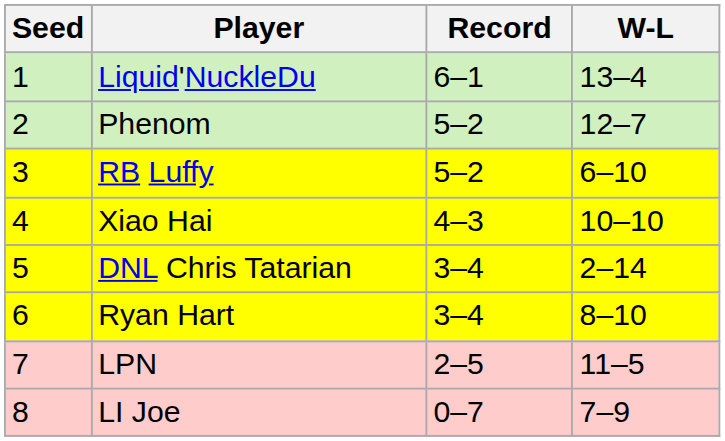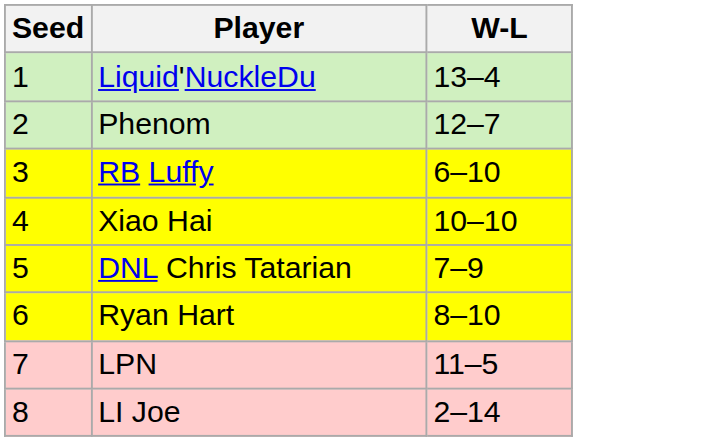- column: (500, 28)
(613, 268) 2–14 -> (459, 268) 7–9
(605, 412) 7–9 -> (467, 412) 2–14
